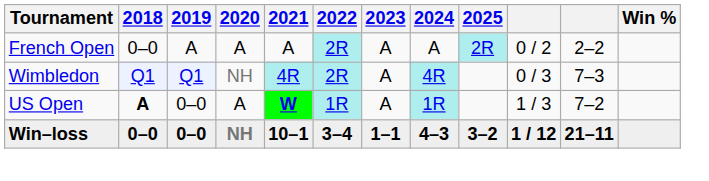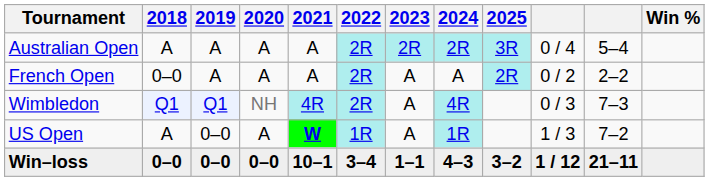+ row: (74, 47)
(143, 104) bold -> (167, 133) normal
(240, 133) NH -> (264, 162) 0–0
